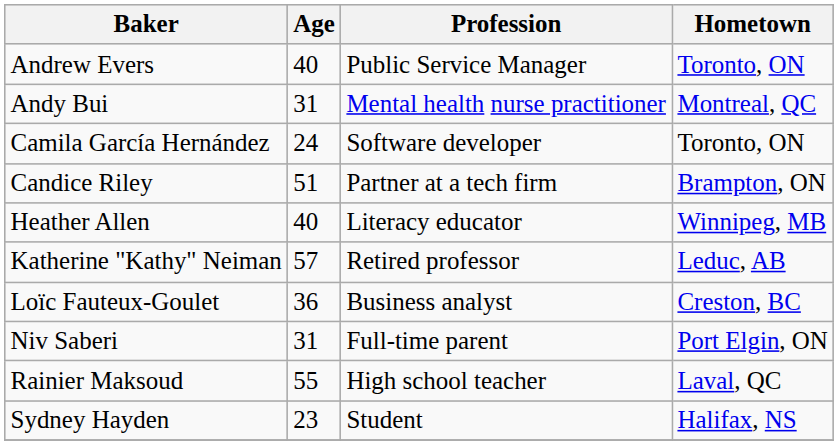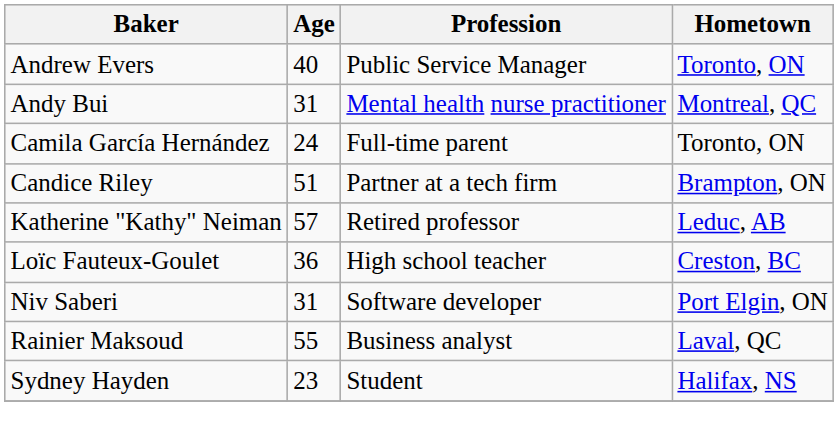(444, 143) Software developer -> (427, 143) Full-time parent
- row: (80, 222)
(429, 301) Business analyst -> (446, 261) High school teacher
(427, 340) Full-time parent -> (444, 301) Software developer
(446, 380) High school teacher -> (429, 340) Business analyst
